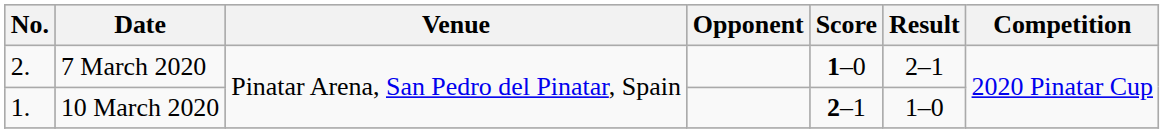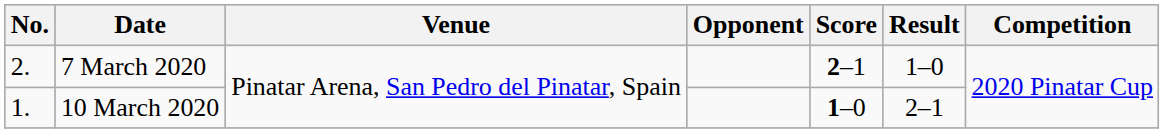(846, 66) 1–0 -> (846, 66) 2–1
(924, 66) 2–1 -> (924, 66) 1–0
(846, 107) 2–1 -> (846, 107) 1–0
(924, 107) 1–0 -> (924, 107) 2–1
